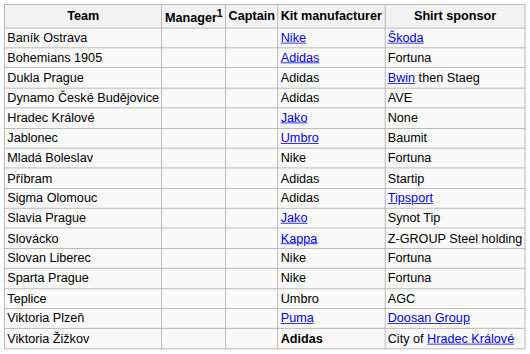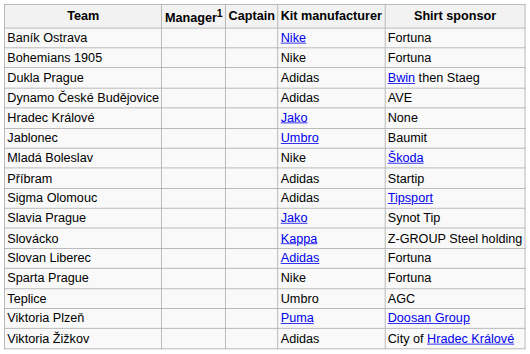(406, 37) Škoda -> (409, 37) Fortuna
(300, 58) Adidas -> (293, 58) Nike
(409, 158) Fortuna -> (406, 158) Škoda
(293, 258) Nike -> (300, 258) Adidas
(302, 338) bold -> (300, 338) normal
